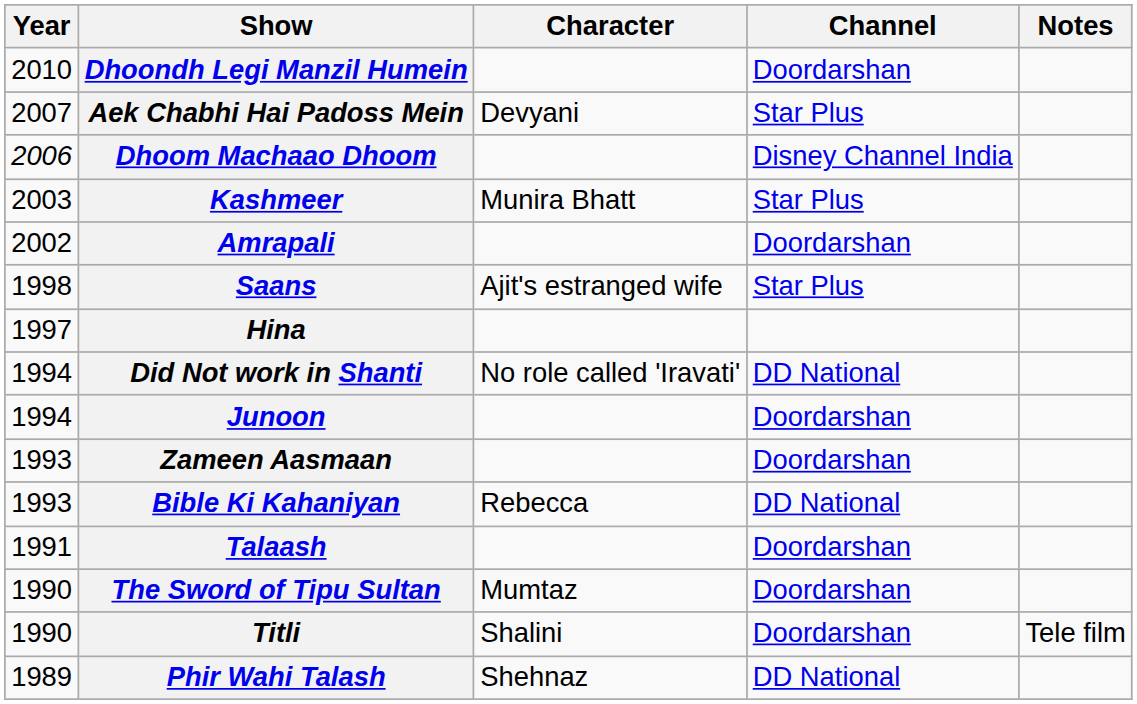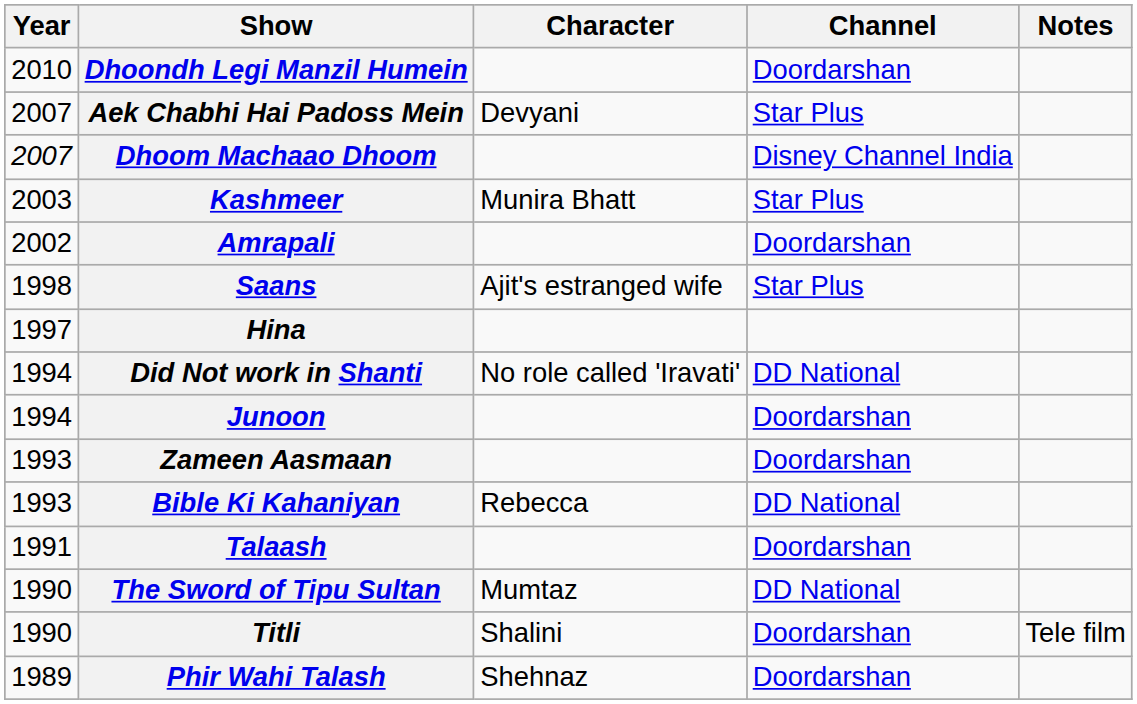(42, 156) 2006 -> (42, 156) 2007
(832, 590) Doordarshan -> (826, 590) DD National
(826, 677) DD National -> (832, 677) Doordarshan
